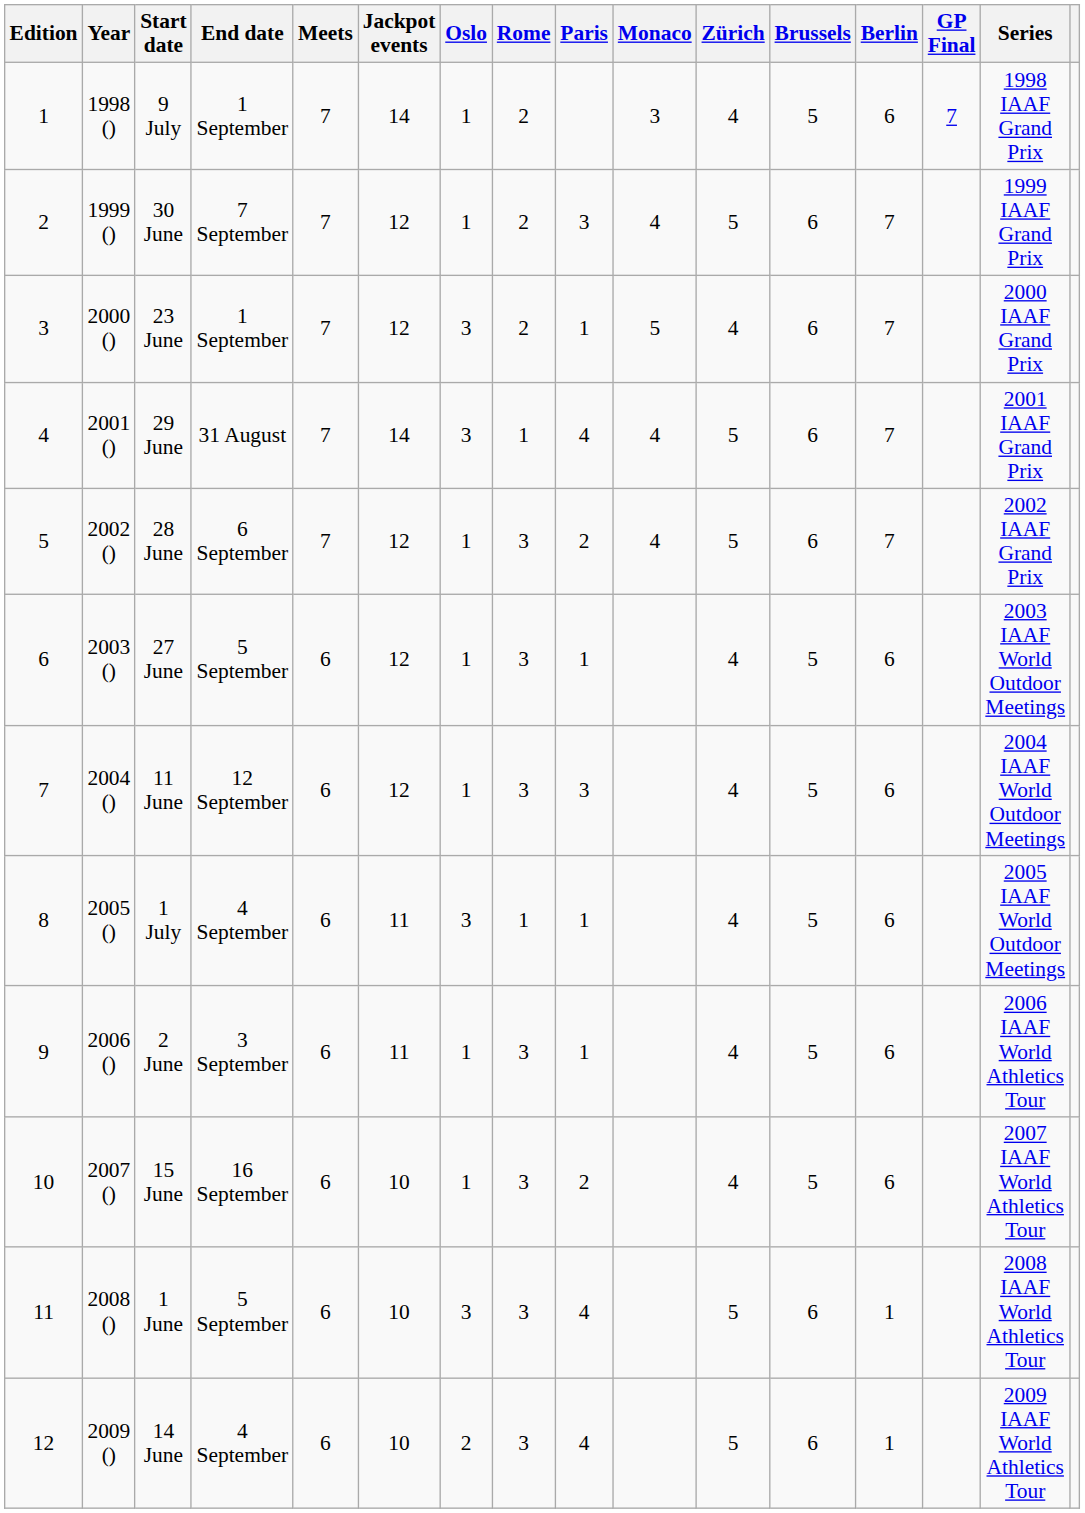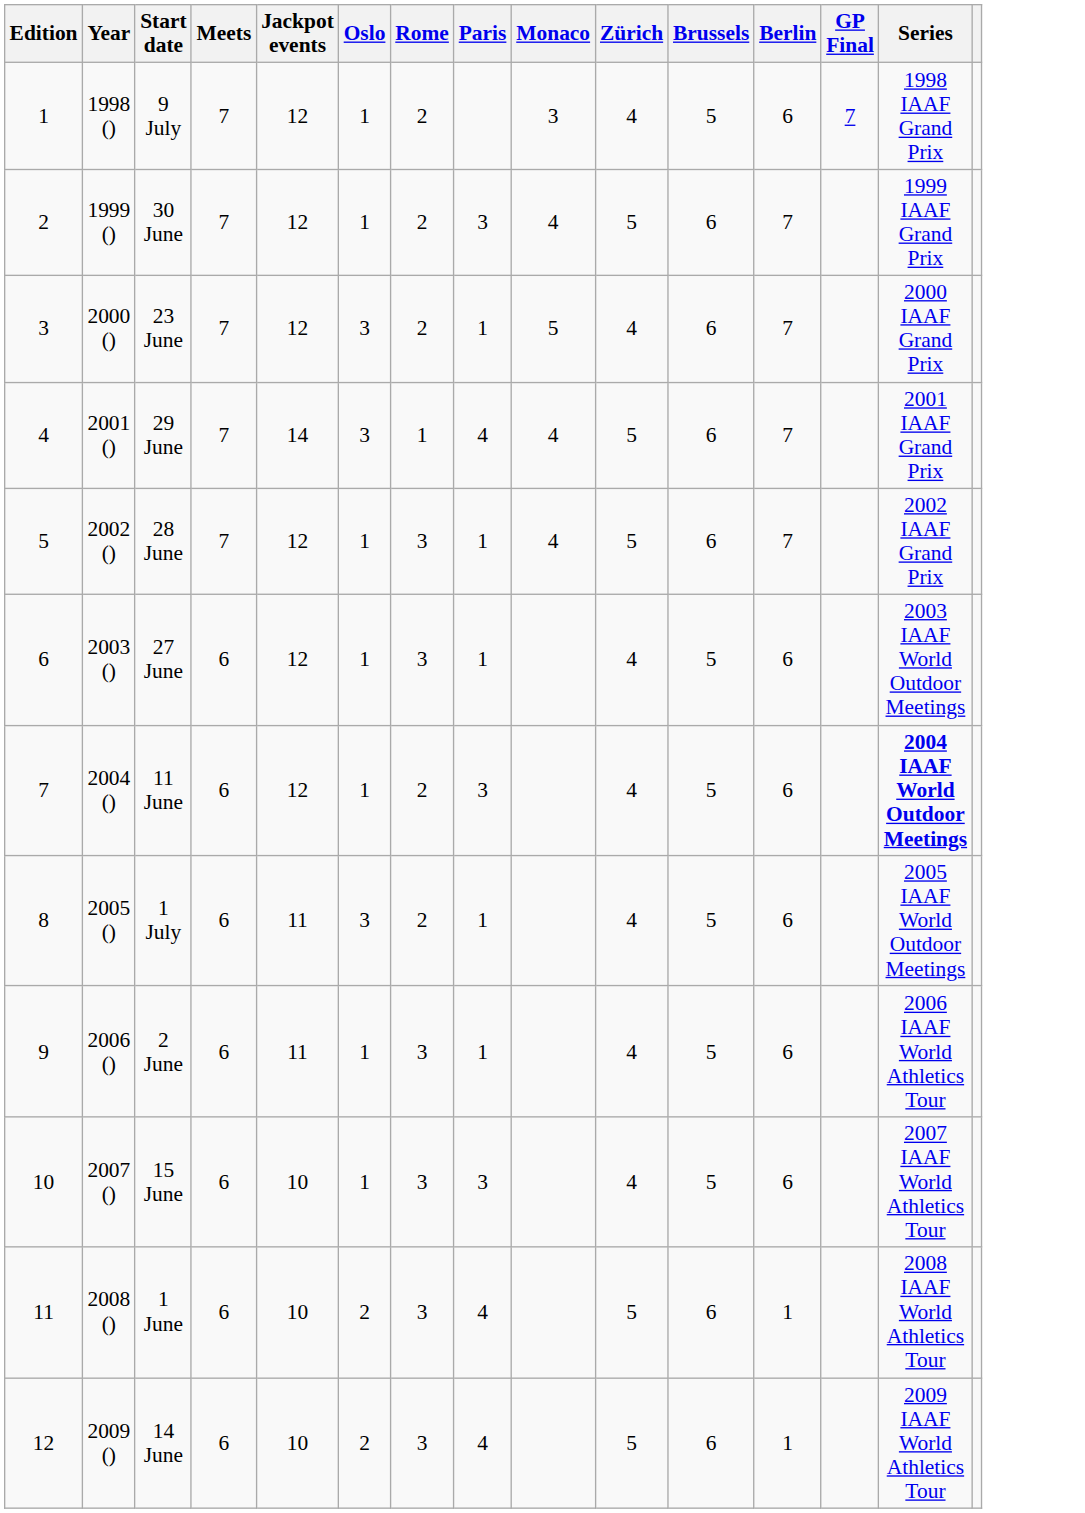- column: (242, 33)
(399, 115) 14 -> (297, 115) 12
(584, 541) 2 -> (483, 541) 1
(524, 790) 3 -> (422, 790) 2
(1025, 790) normal -> (925, 790) bold
(524, 920) 1 -> (422, 920) 2
(584, 1181) 2 -> (483, 1181) 3
(466, 1312) 3 -> (365, 1312) 2
